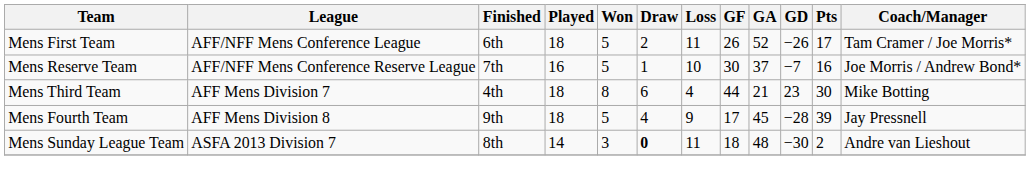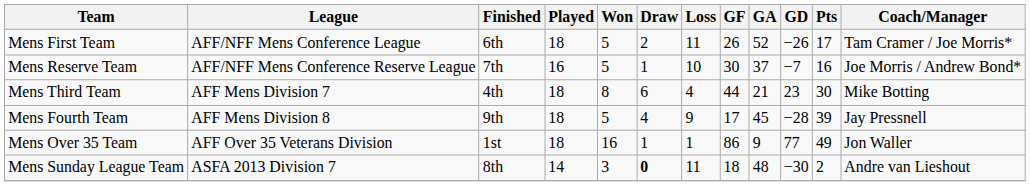+ row: (73, 142)
